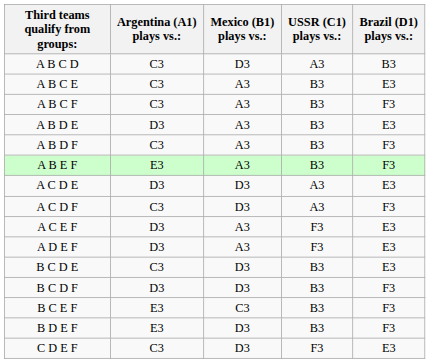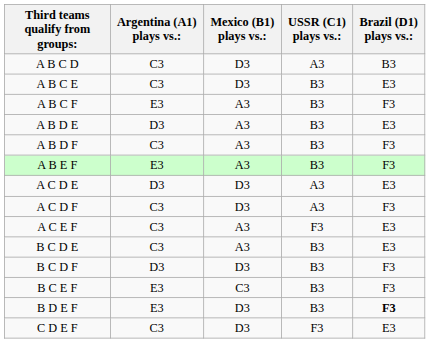(242, 84) A3 -> (242, 84) D3
(157, 104) C3 -> (157, 104) E3
(157, 226) D3 -> (157, 226) C3
- row: (57, 247)
(242, 267) D3 -> (242, 247) A3
(389, 328) normal -> (389, 307) bold
